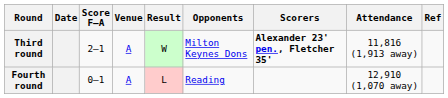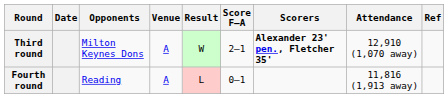columns swapped: (218, 17) <-> (96, 17)
(384, 49) 11,816 (1,913 away) -> (384, 49) 12,910 (1,070 away)
(384, 80) 12,910 (1,070 away) -> (384, 80) 11,816 (1,913 away)
